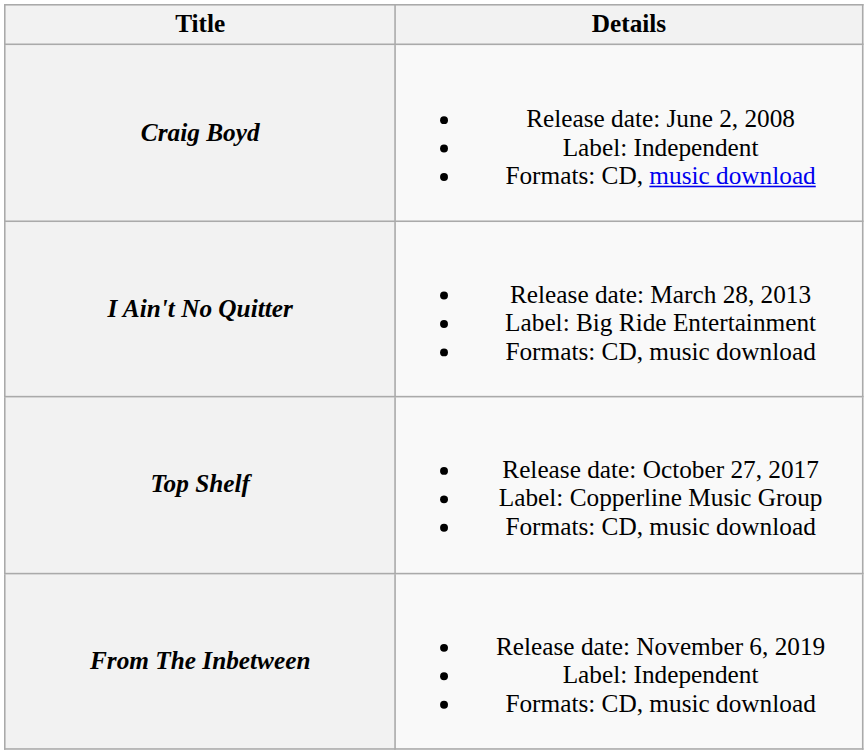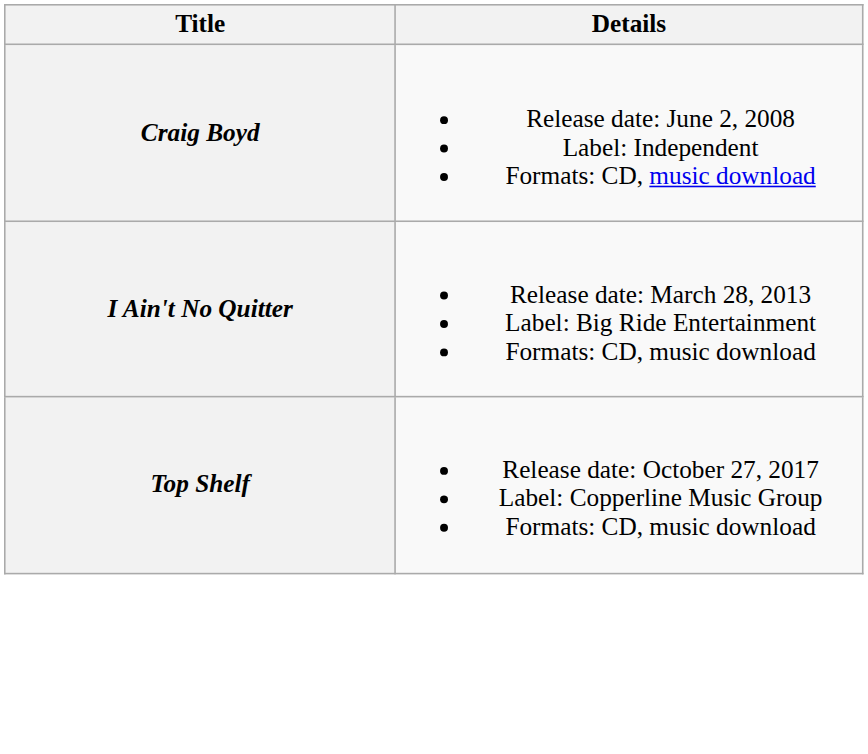- row: (200, 660)
